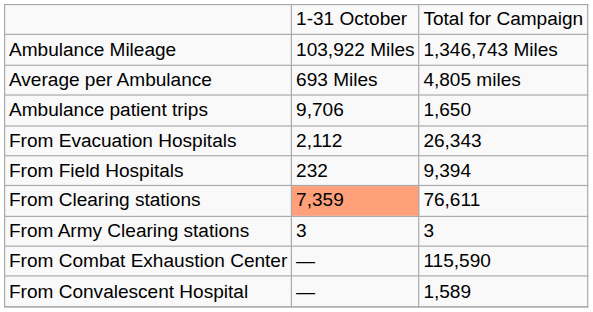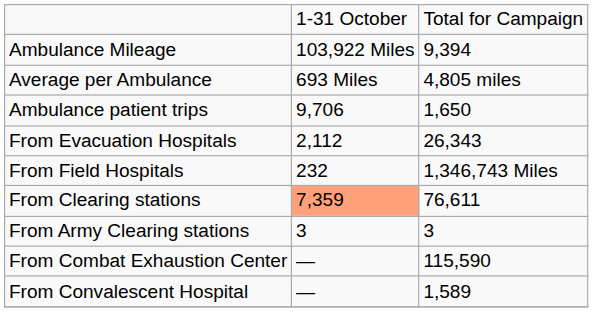(491, 49) 1,346,743 Miles -> (447, 49) 9,394
(447, 170) 9,394 -> (491, 170) 1,346,743 Miles
